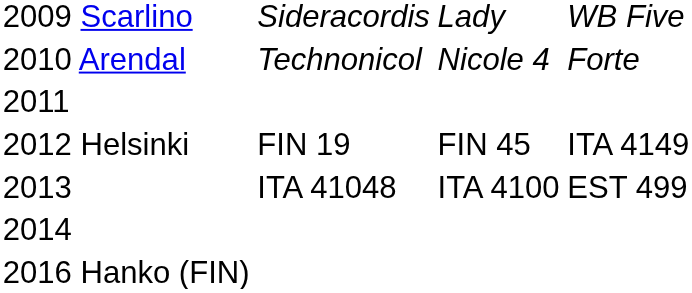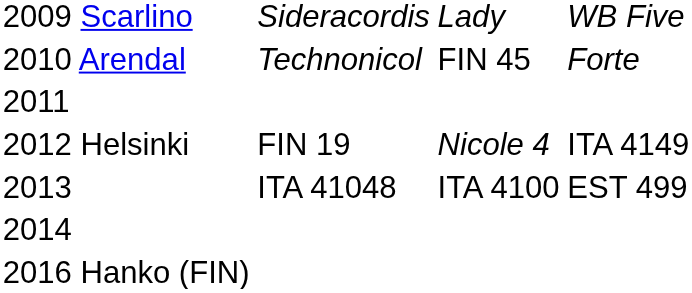(494, 59) Nicole 4 -> (484, 59) FIN 45
(484, 144) FIN 45 -> (494, 144) Nicole 4
